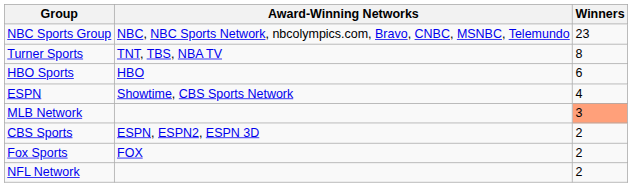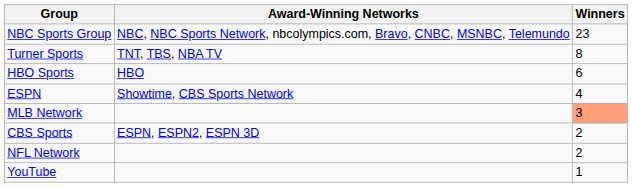- row: (37, 152)
+ row: (32, 172)
